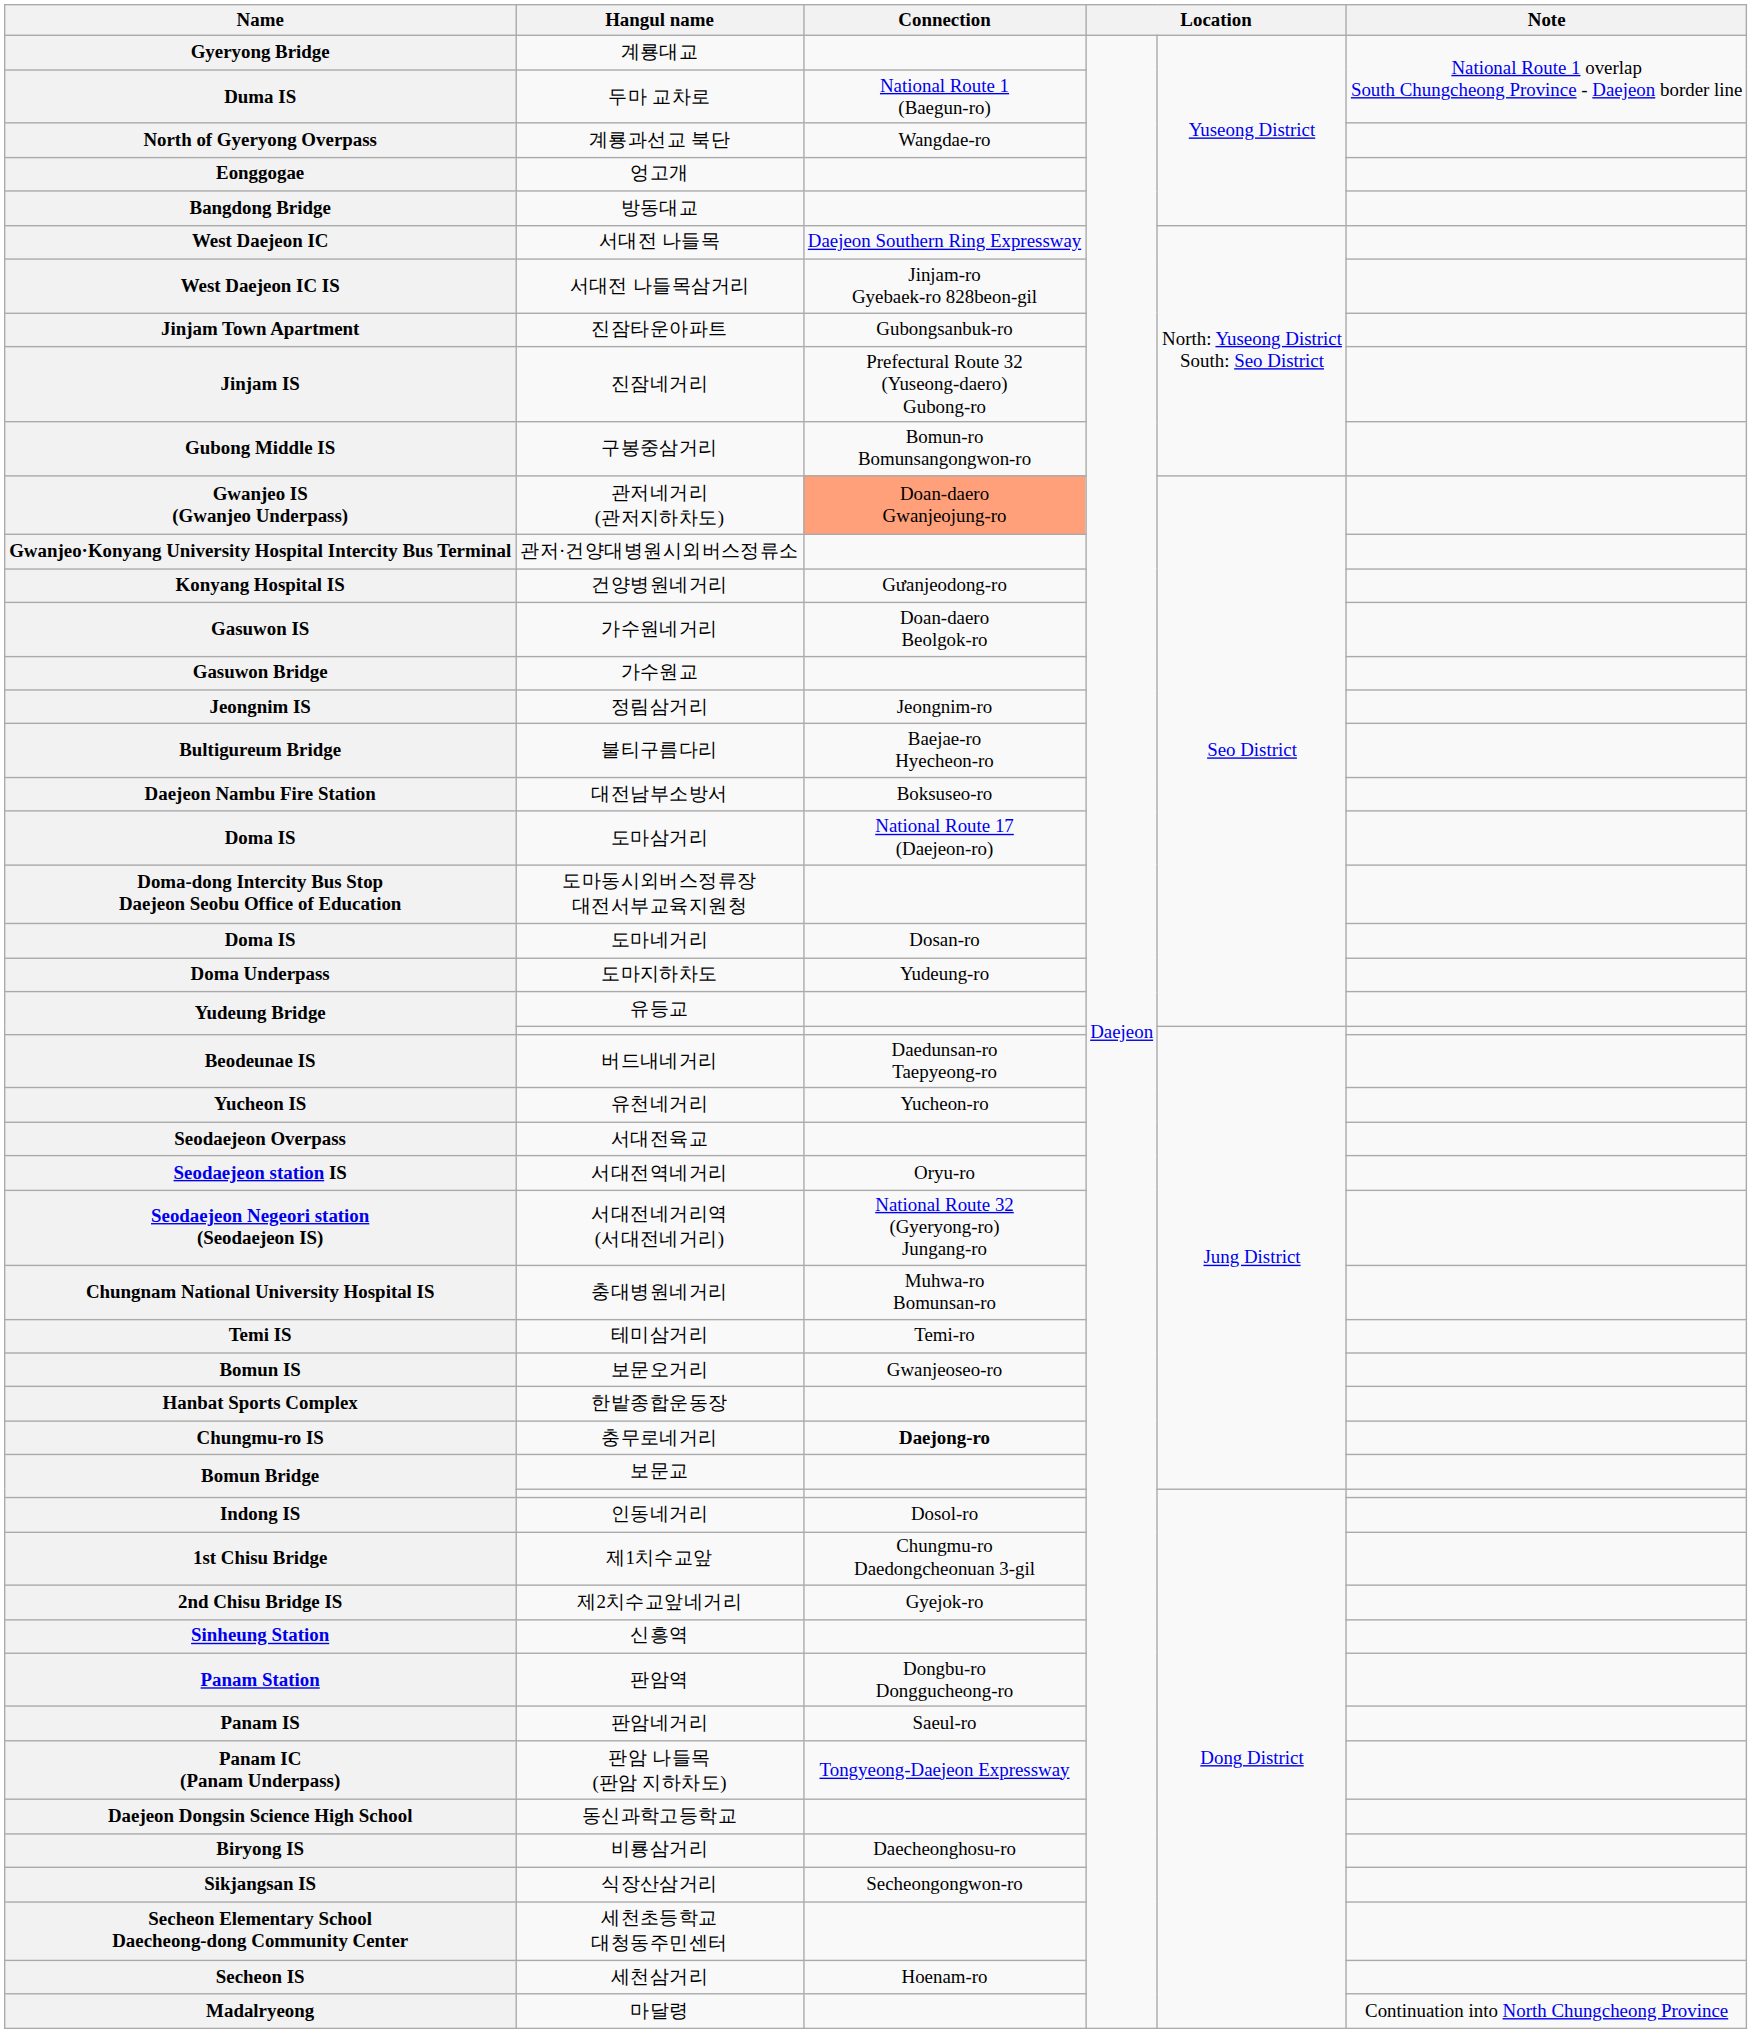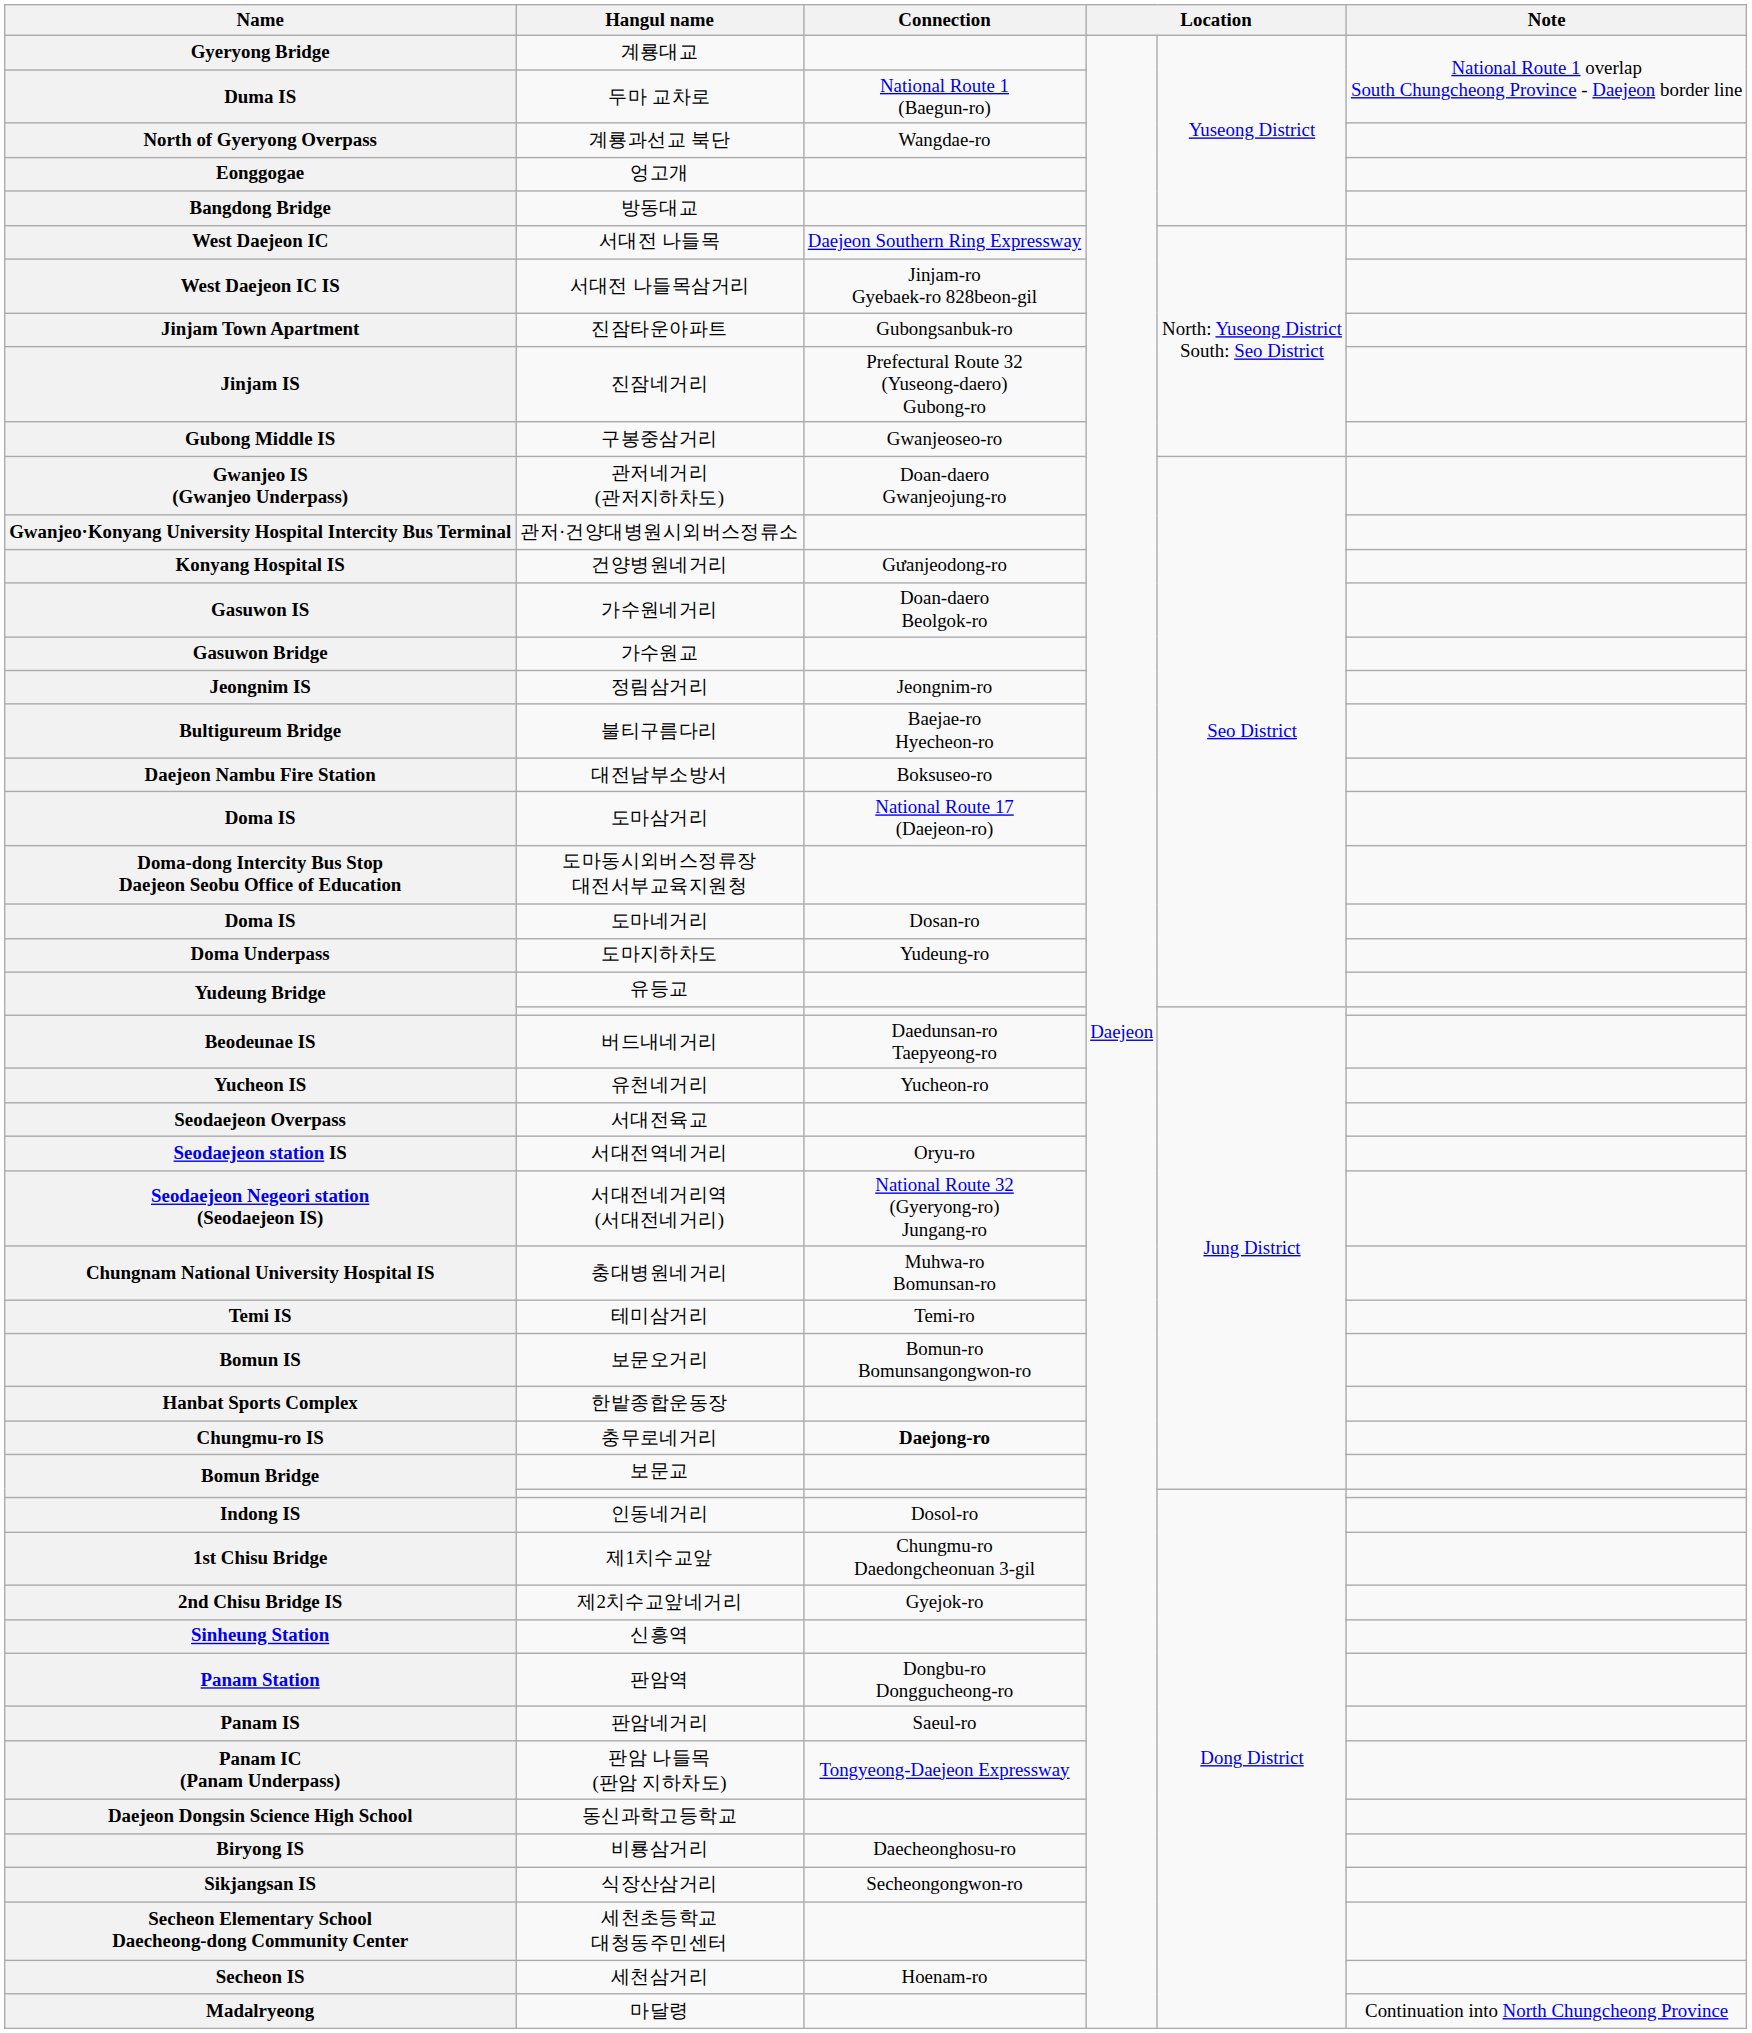(945, 448) Bomun-ro Bomunsangongwon-ro -> (945, 438) Gwanjeoseo-ro
(945, 504) lightsalmon background -> (945, 485) no background
(945, 1369) Gwanjeoseo-ro -> (945, 1359) Bomun-ro Bomunsangongwon-ro
